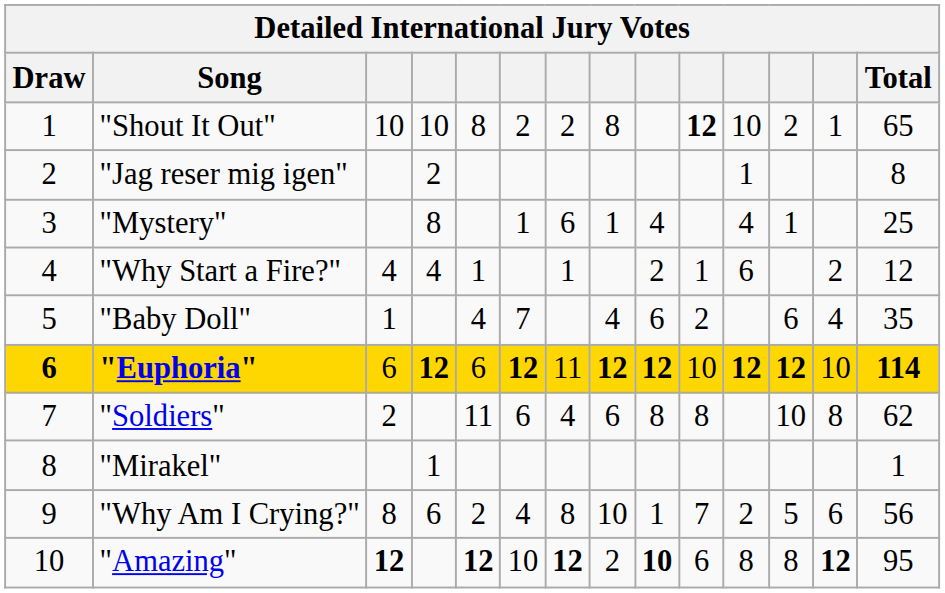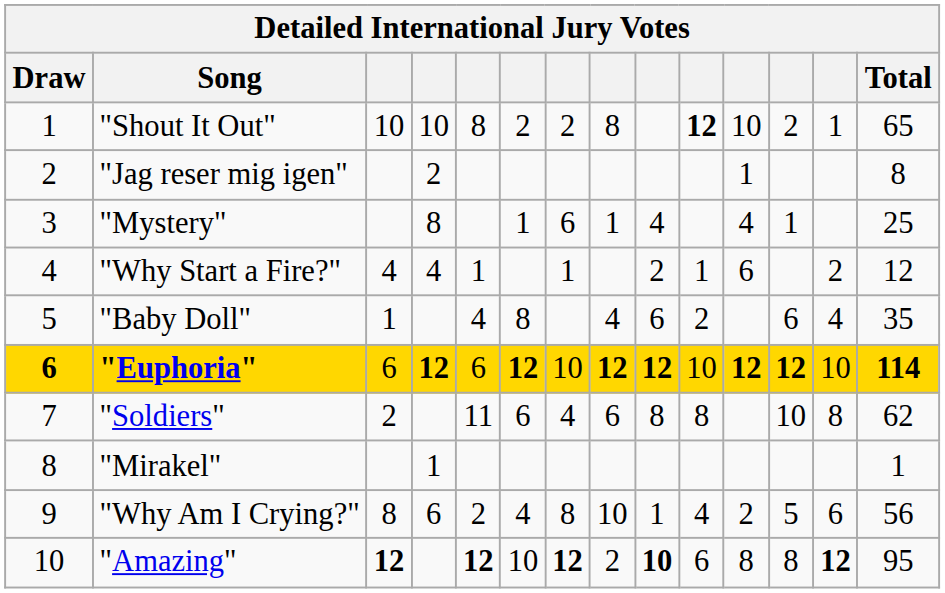(523, 319) 7 -> (523, 319) 8
(568, 367) 11 -> (568, 367) 10
(702, 513) 7 -> (702, 513) 4
